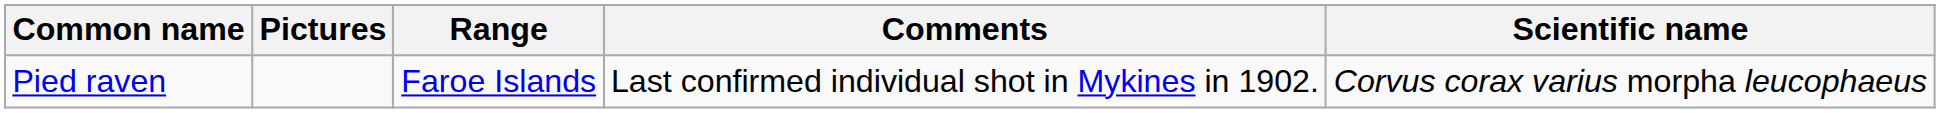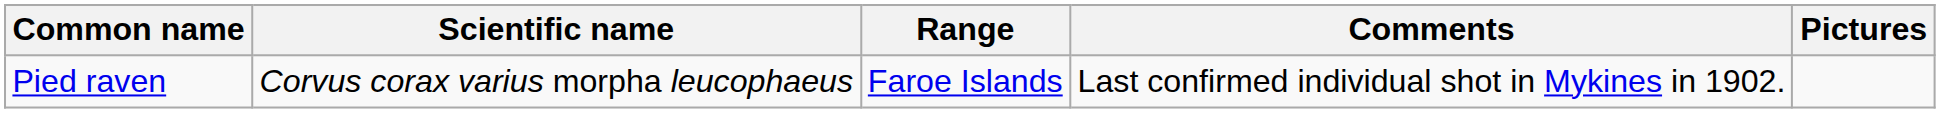columns swapped: (1630, 30) <-> (323, 30)
